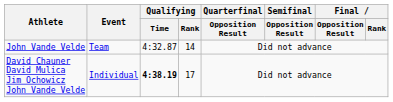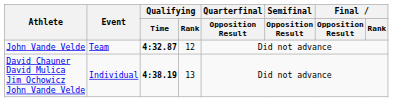(160, 47) normal -> (160, 47) bold
(190, 47) 14 -> (190, 47) 12
(190, 75) 17 -> (190, 75) 13
